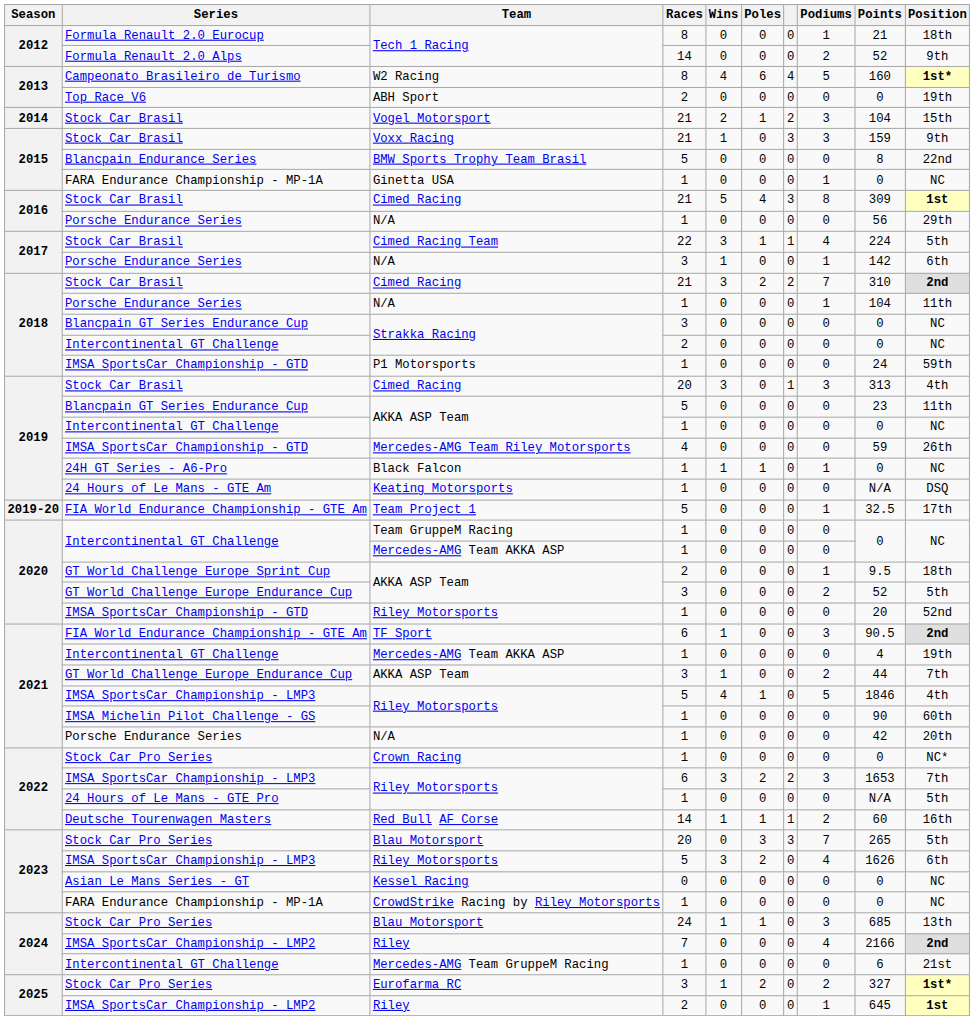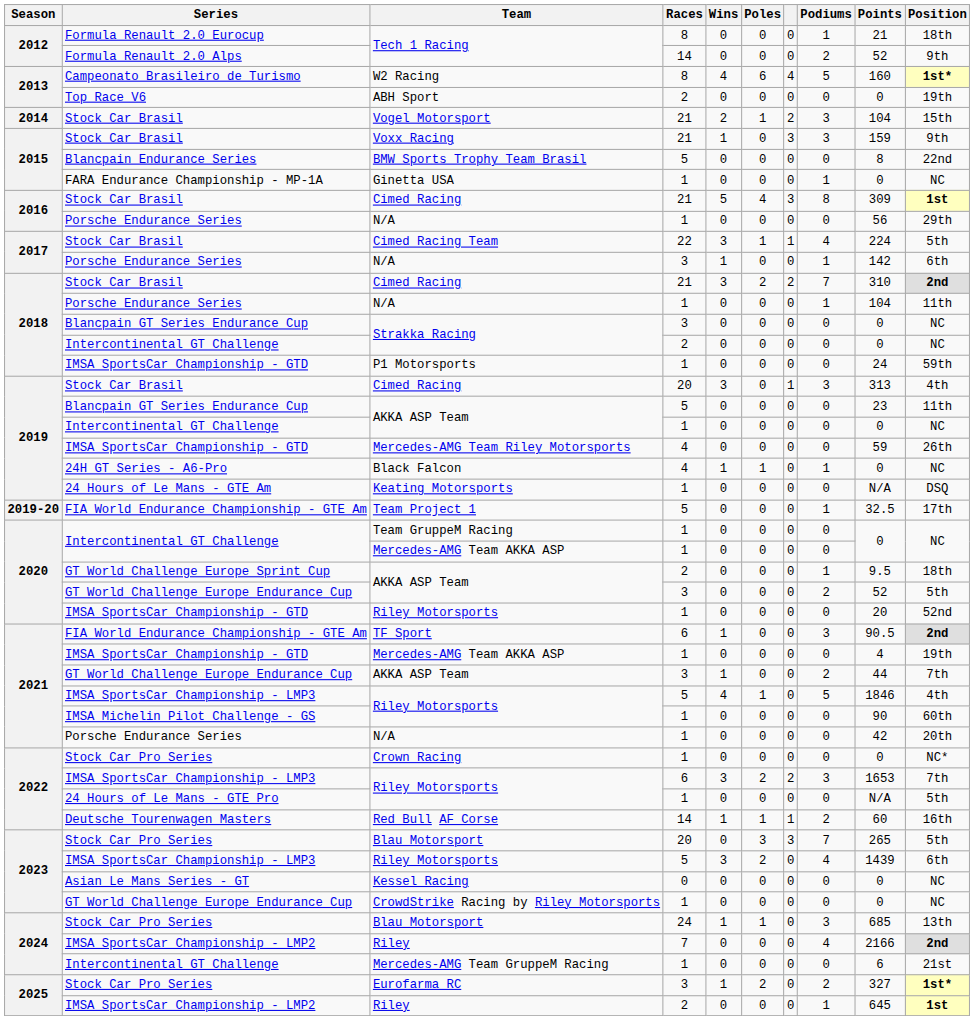(684, 469) 1 -> (684, 469) 4
(172, 654) Intercontinental GT Challenge -> (187, 654) IMSA SportsCar Championship - GTD
(880, 861) 1626 -> (880, 861) 1439
(194, 902) FARA Endurance Championship - MP-1A -> (209, 902) GT World Challenge Europe Endurance Cup
